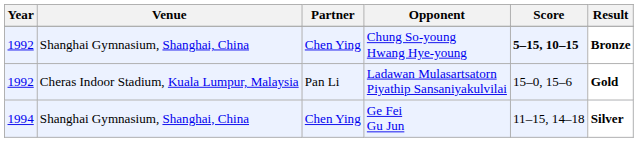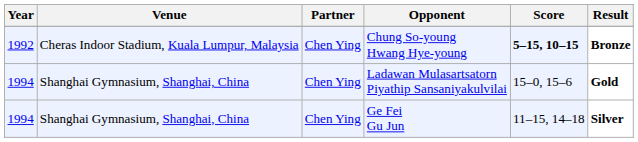(144, 45) Shanghai Gymnasium, Shanghai, China -> (169, 45) Cheras Indoor Stadium, Kuala Lumpur, Malaysia
(21, 82) 1992 -> (21, 82) 1994
(169, 82) Cheras Indoor Stadium, Kuala Lumpur, Malaysia -> (144, 82) Shanghai Gymnasium, Shanghai, China
(322, 82) Pan Li -> (333, 82) Chen Ying
